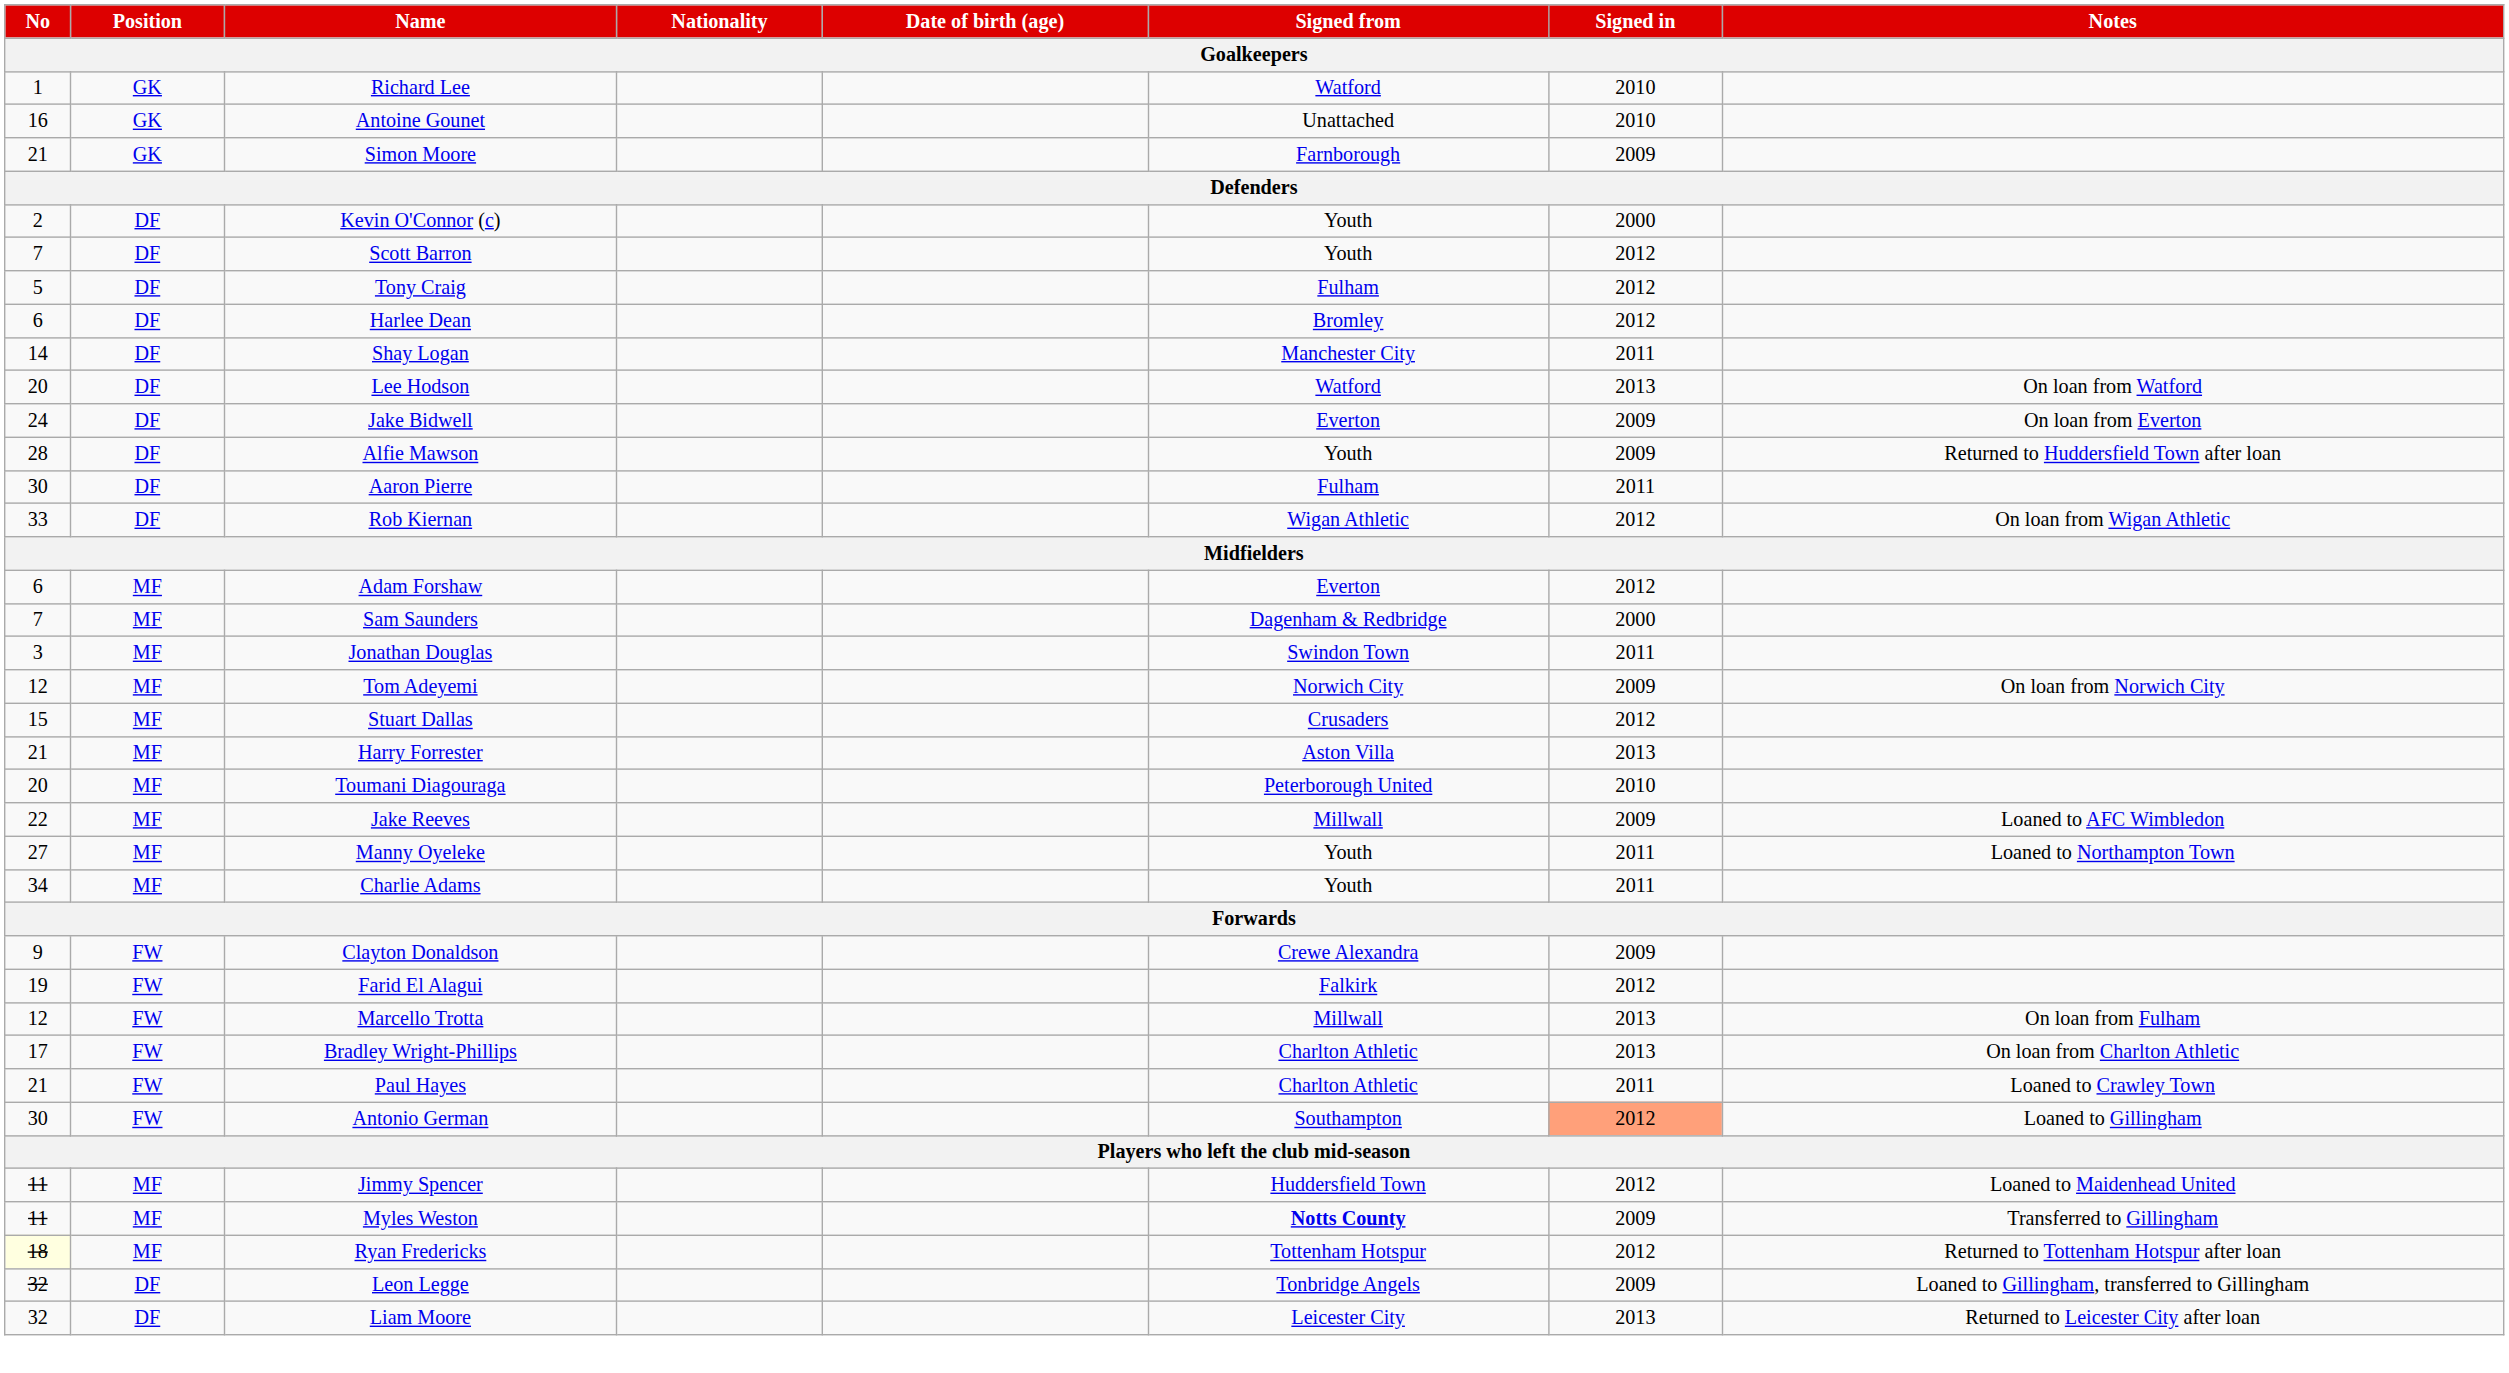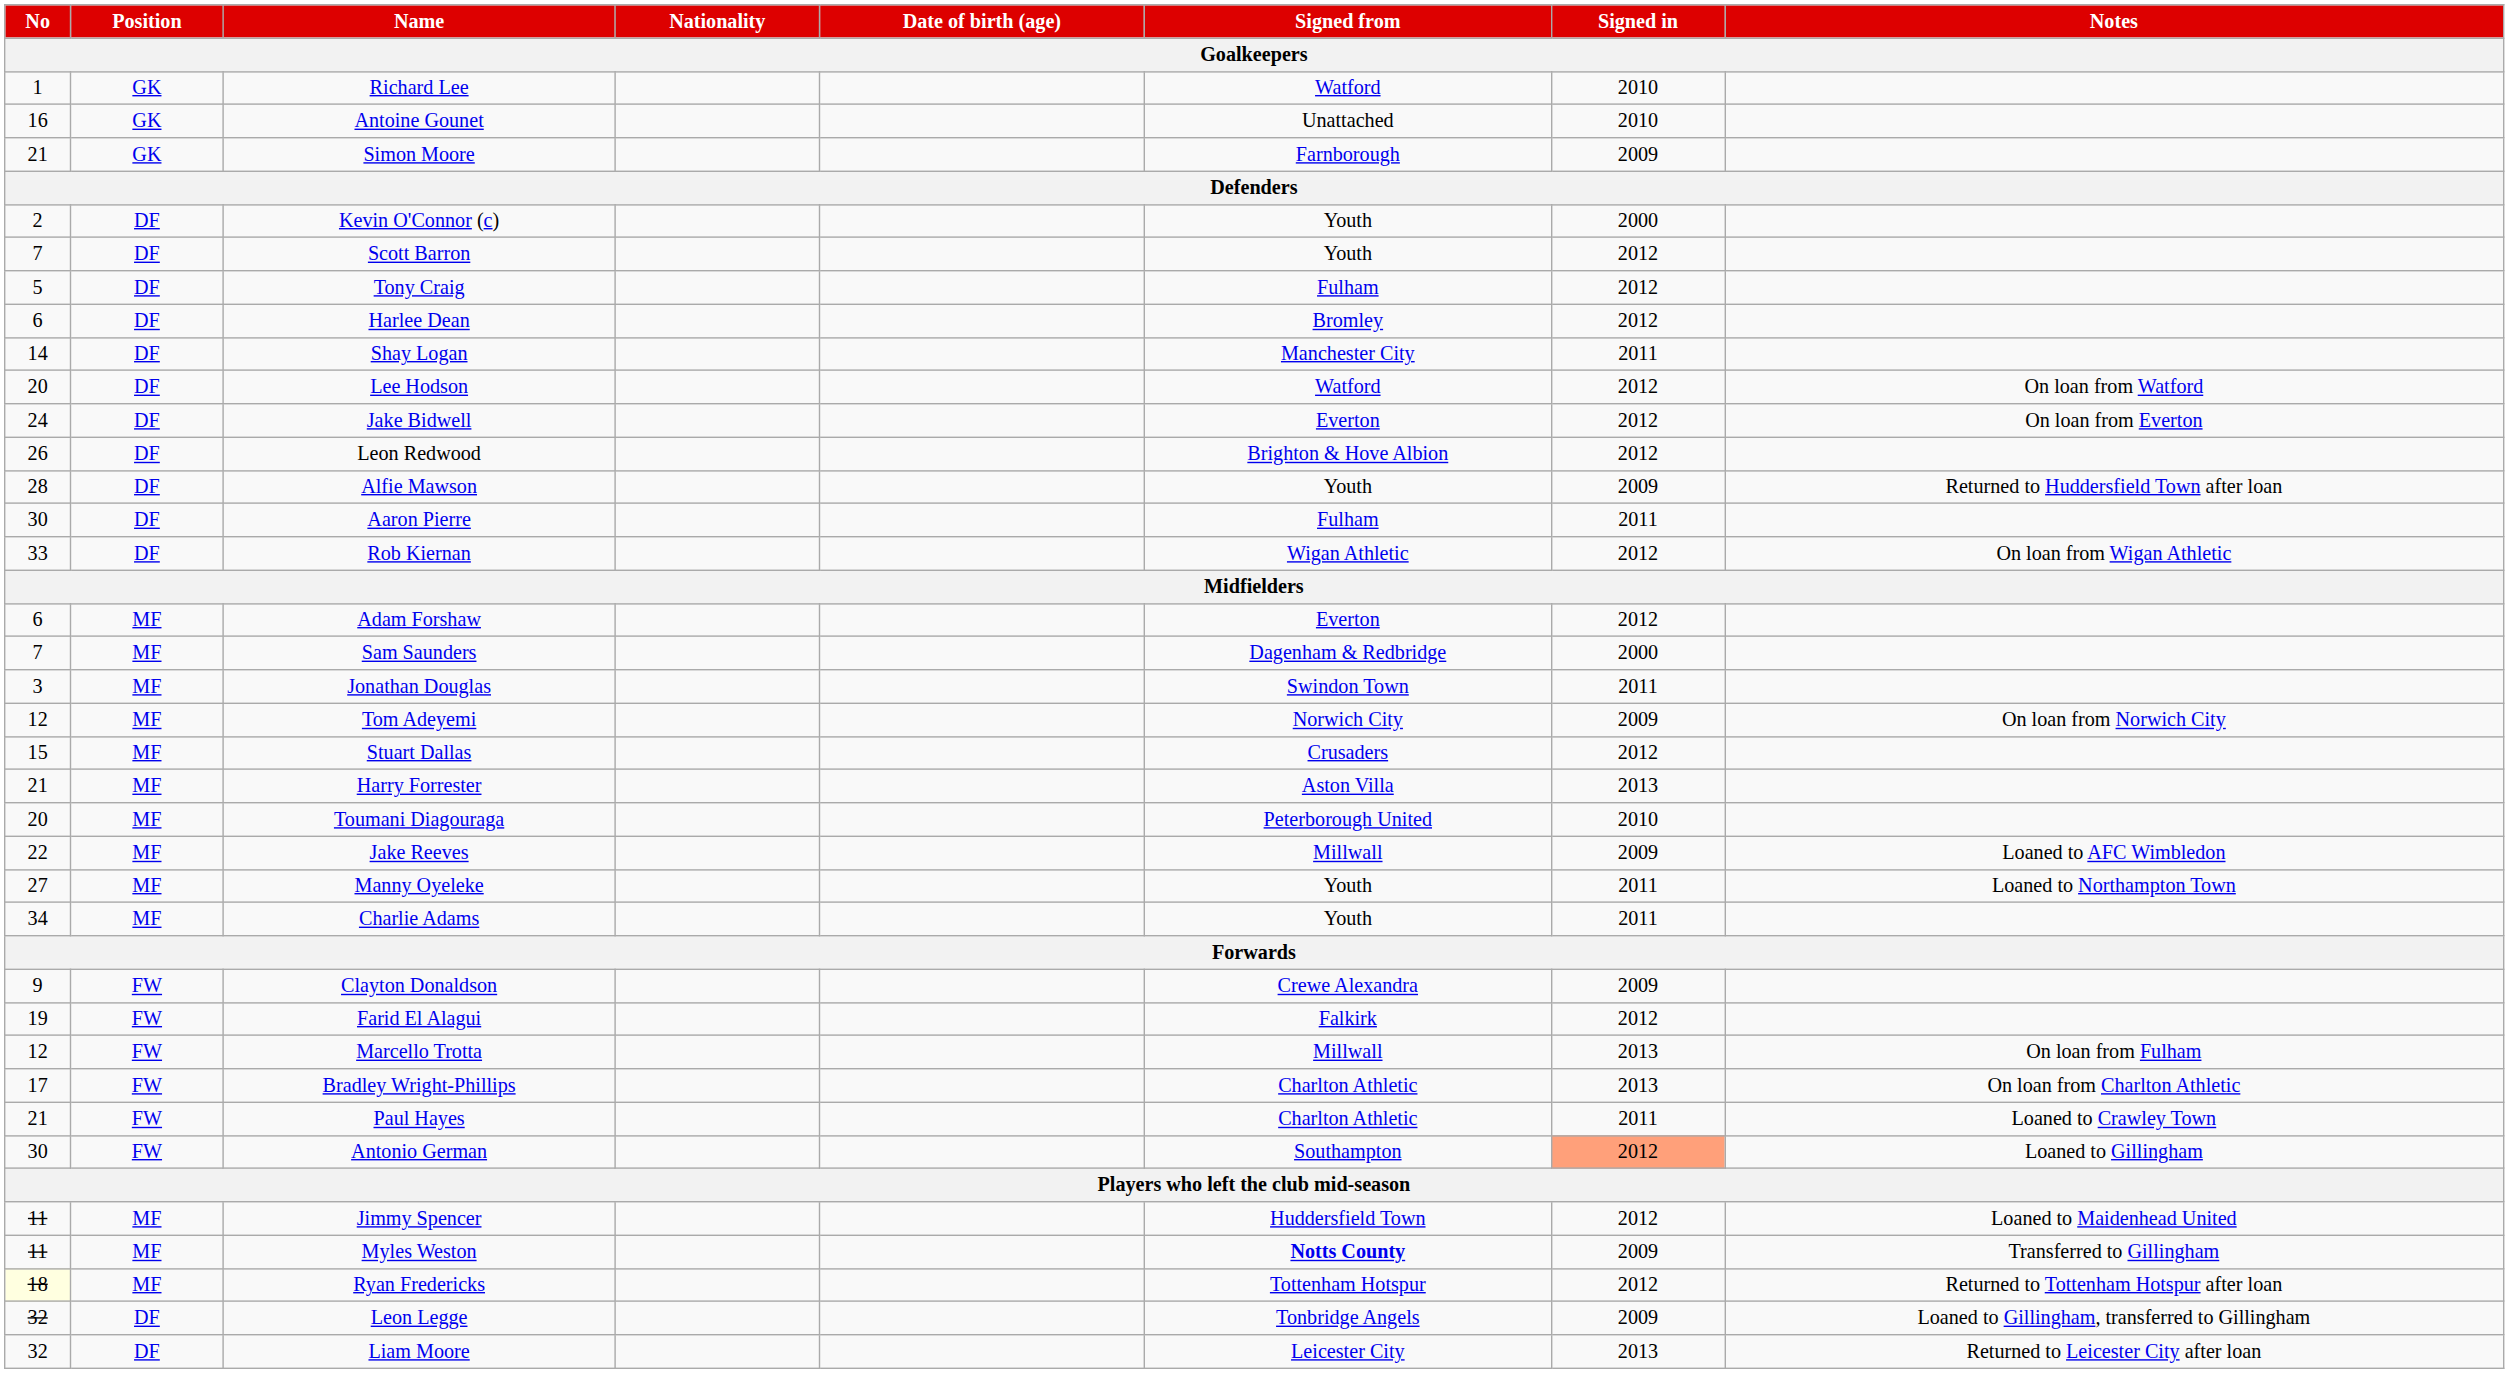(1635, 387) 2013 -> (1638, 387) 2012
(1635, 420) 2009 -> (1638, 420) 2012
+ row: (419, 453)
